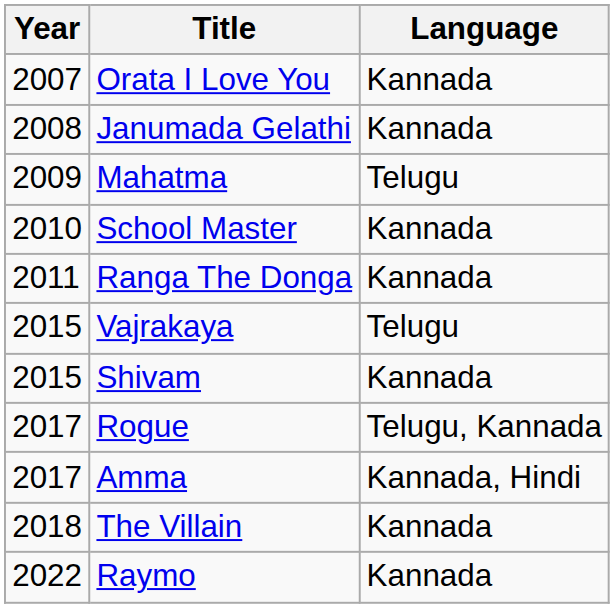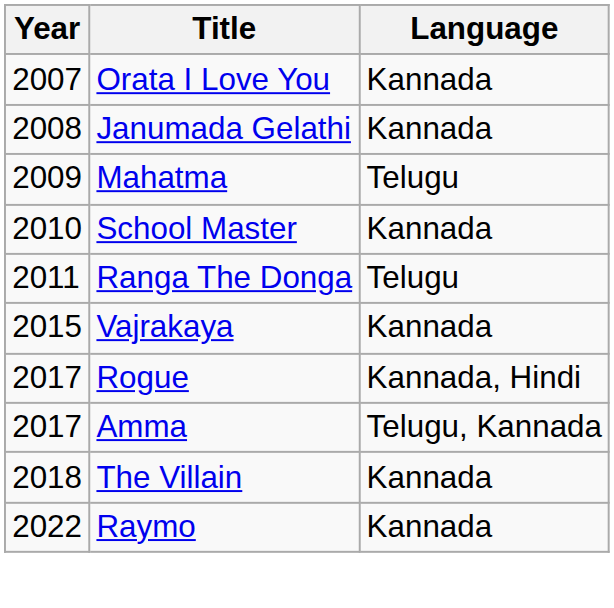(429, 278) Kannada -> (413, 278) Telugu
(413, 327) Telugu -> (429, 327) Kannada
- row: (149, 377)
(484, 427) Telugu, Kannada -> (474, 377) Kannada, Hindi
(474, 476) Kannada, Hindi -> (484, 427) Telugu, Kannada
